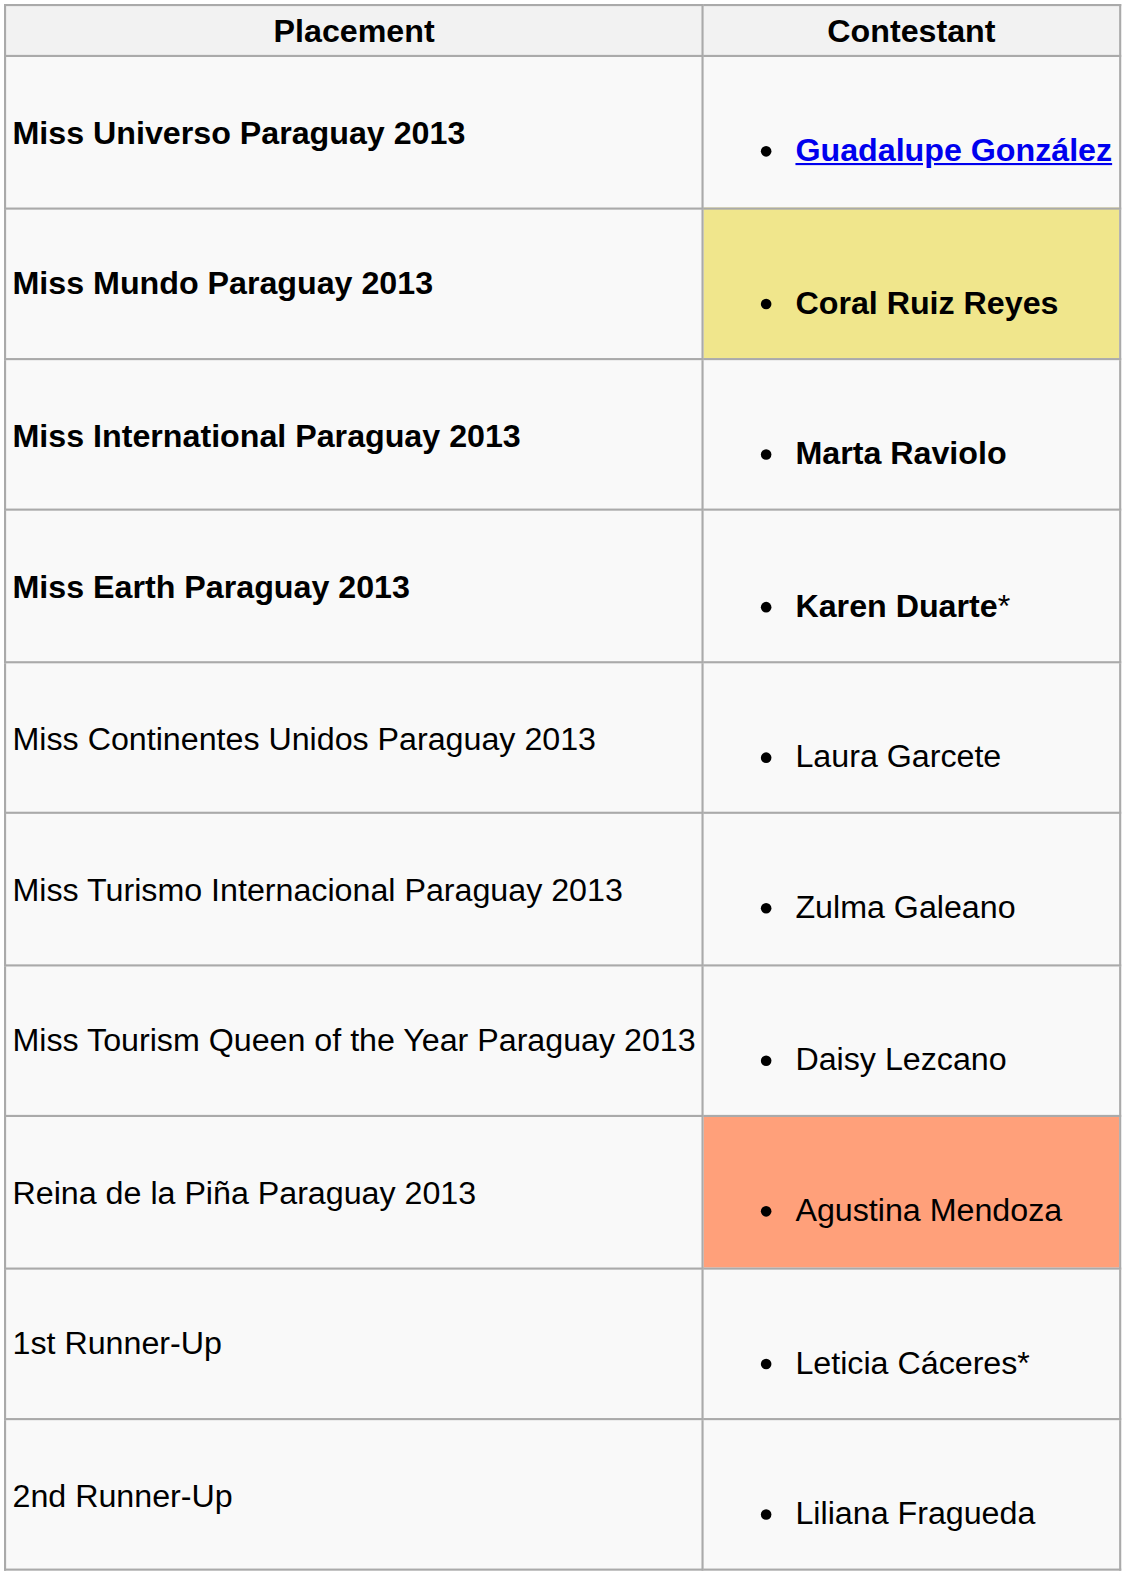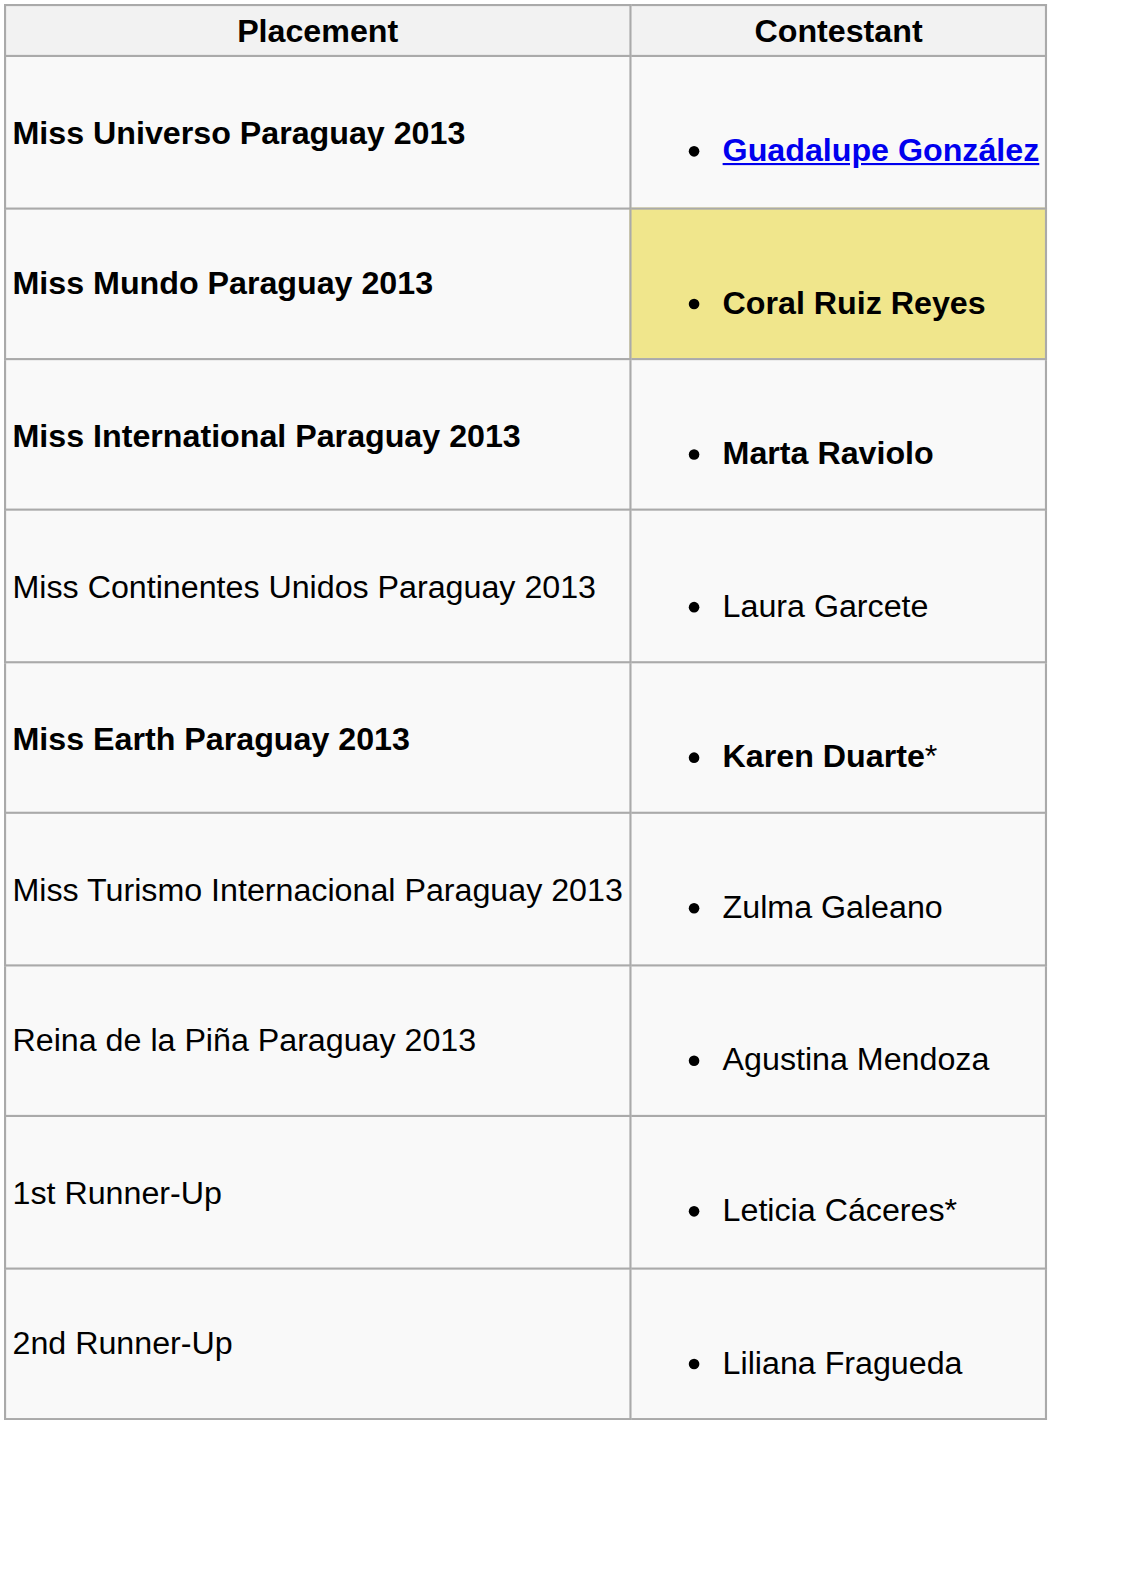rows swapped: (211, 586) <-> (304, 738)
- row: (354, 1041)
(911, 1210) lightsalmon background -> (839, 1059) no background
